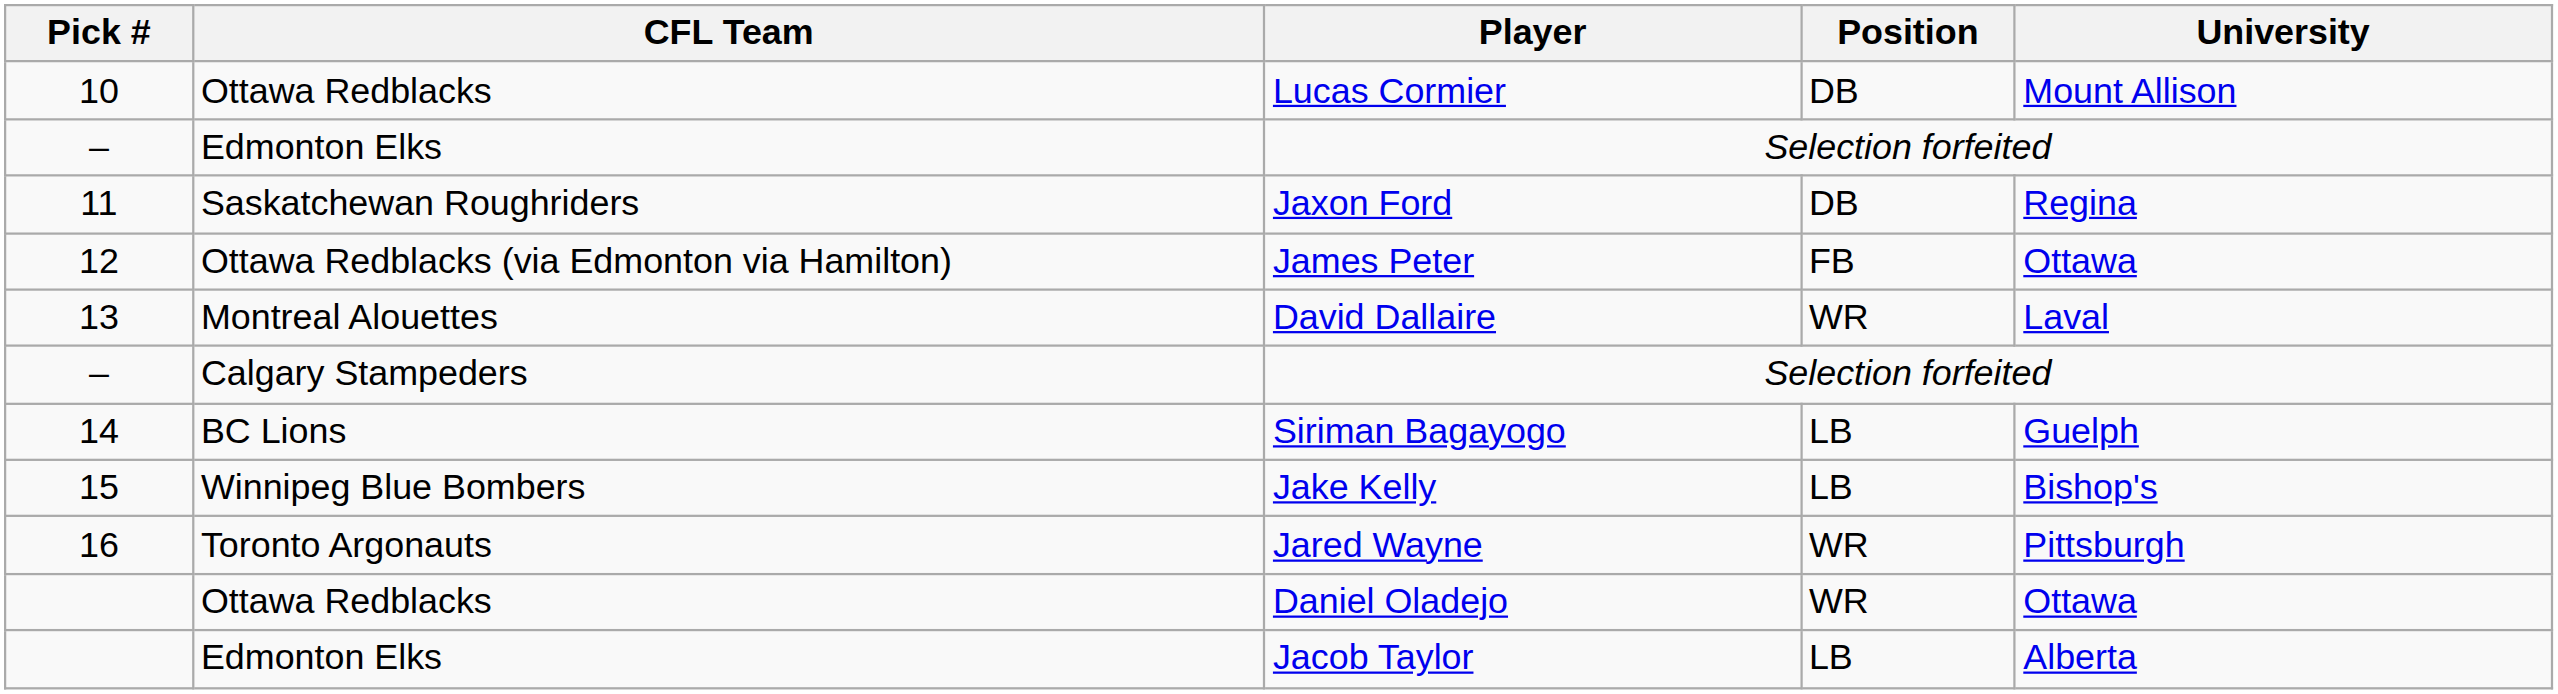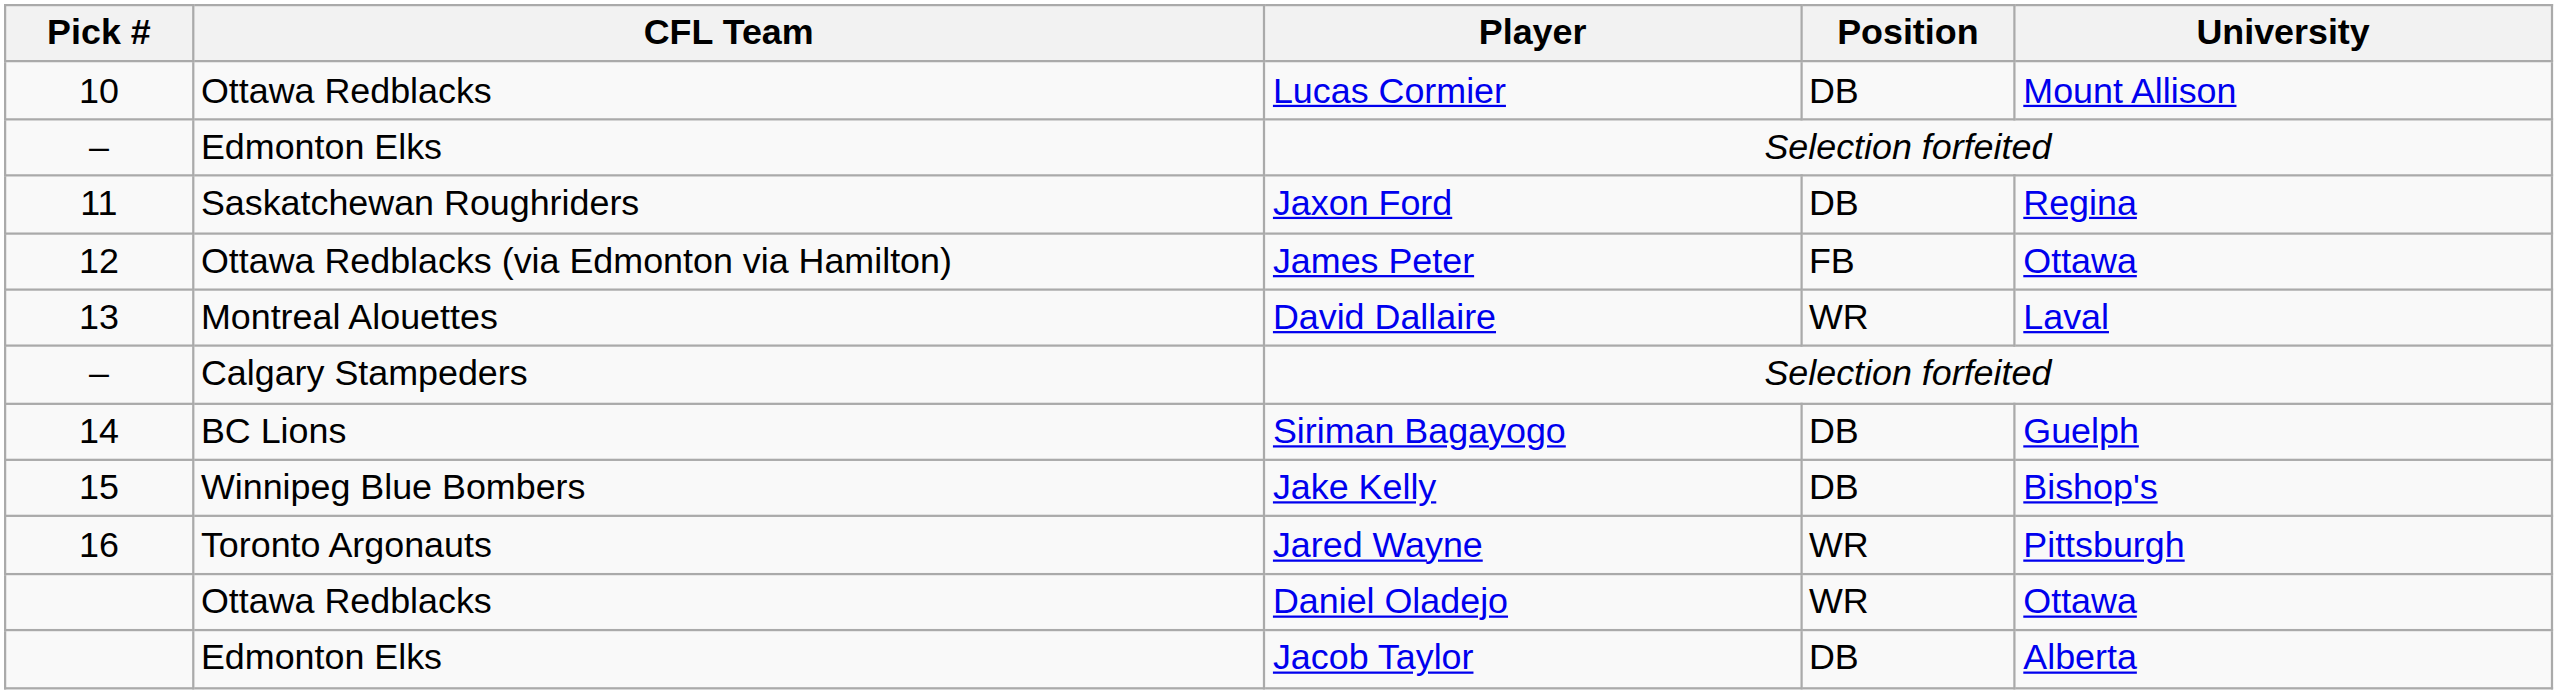(1831, 430) LB -> (1834, 430) DB
(1831, 487) LB -> (1834, 487) DB
(1831, 658) LB -> (1834, 658) DB
